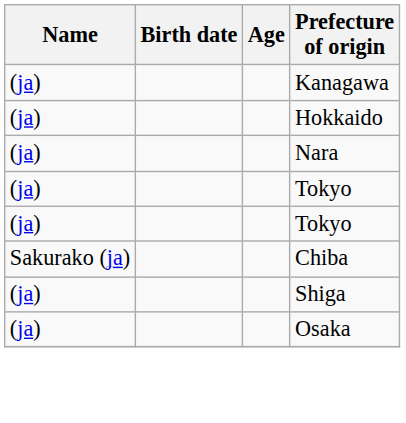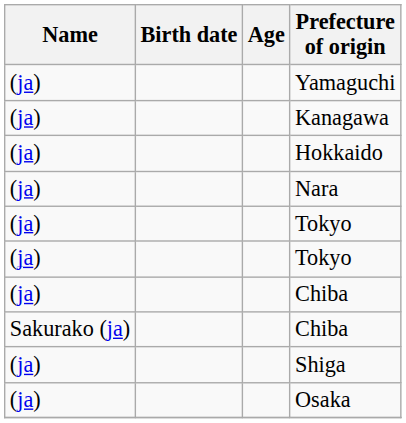+ row: (25, 82)
+ row: (25, 294)
